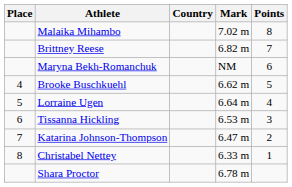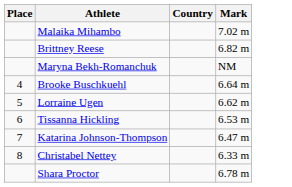- column: (269, 13)
(234, 84) 6.62 m -> (234, 84) 6.64 m
(234, 102) 6.64 m -> (234, 102) 6.62 m
